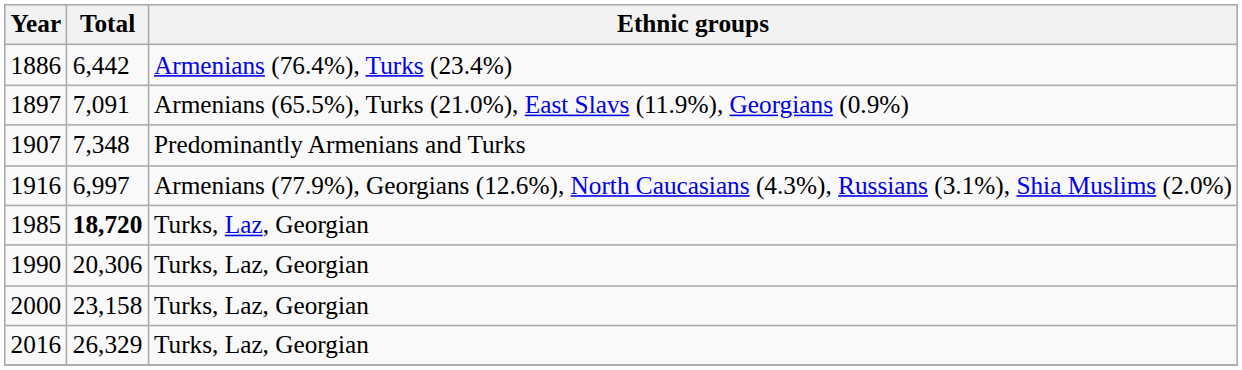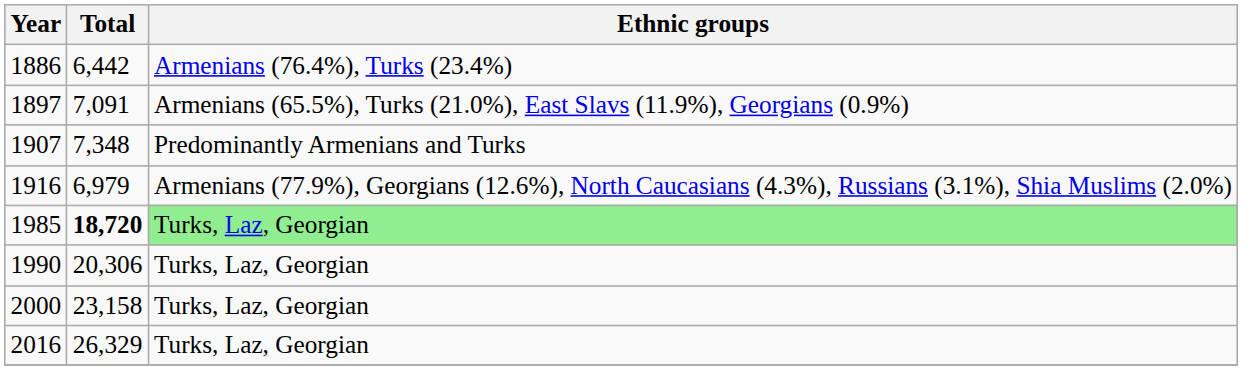(101, 184) 6,997 -> (101, 184) 6,979
(261, 225) no background -> (261, 225) lightgreen background
